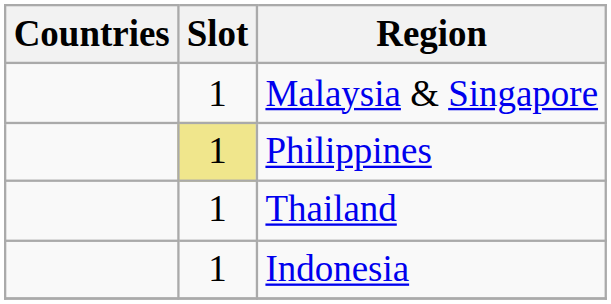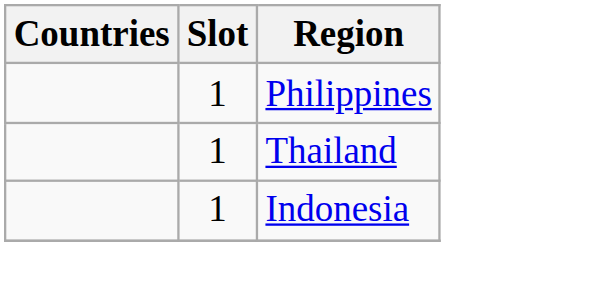- row: (432, 92)
(218, 151) khaki background -> (218, 92) no background
